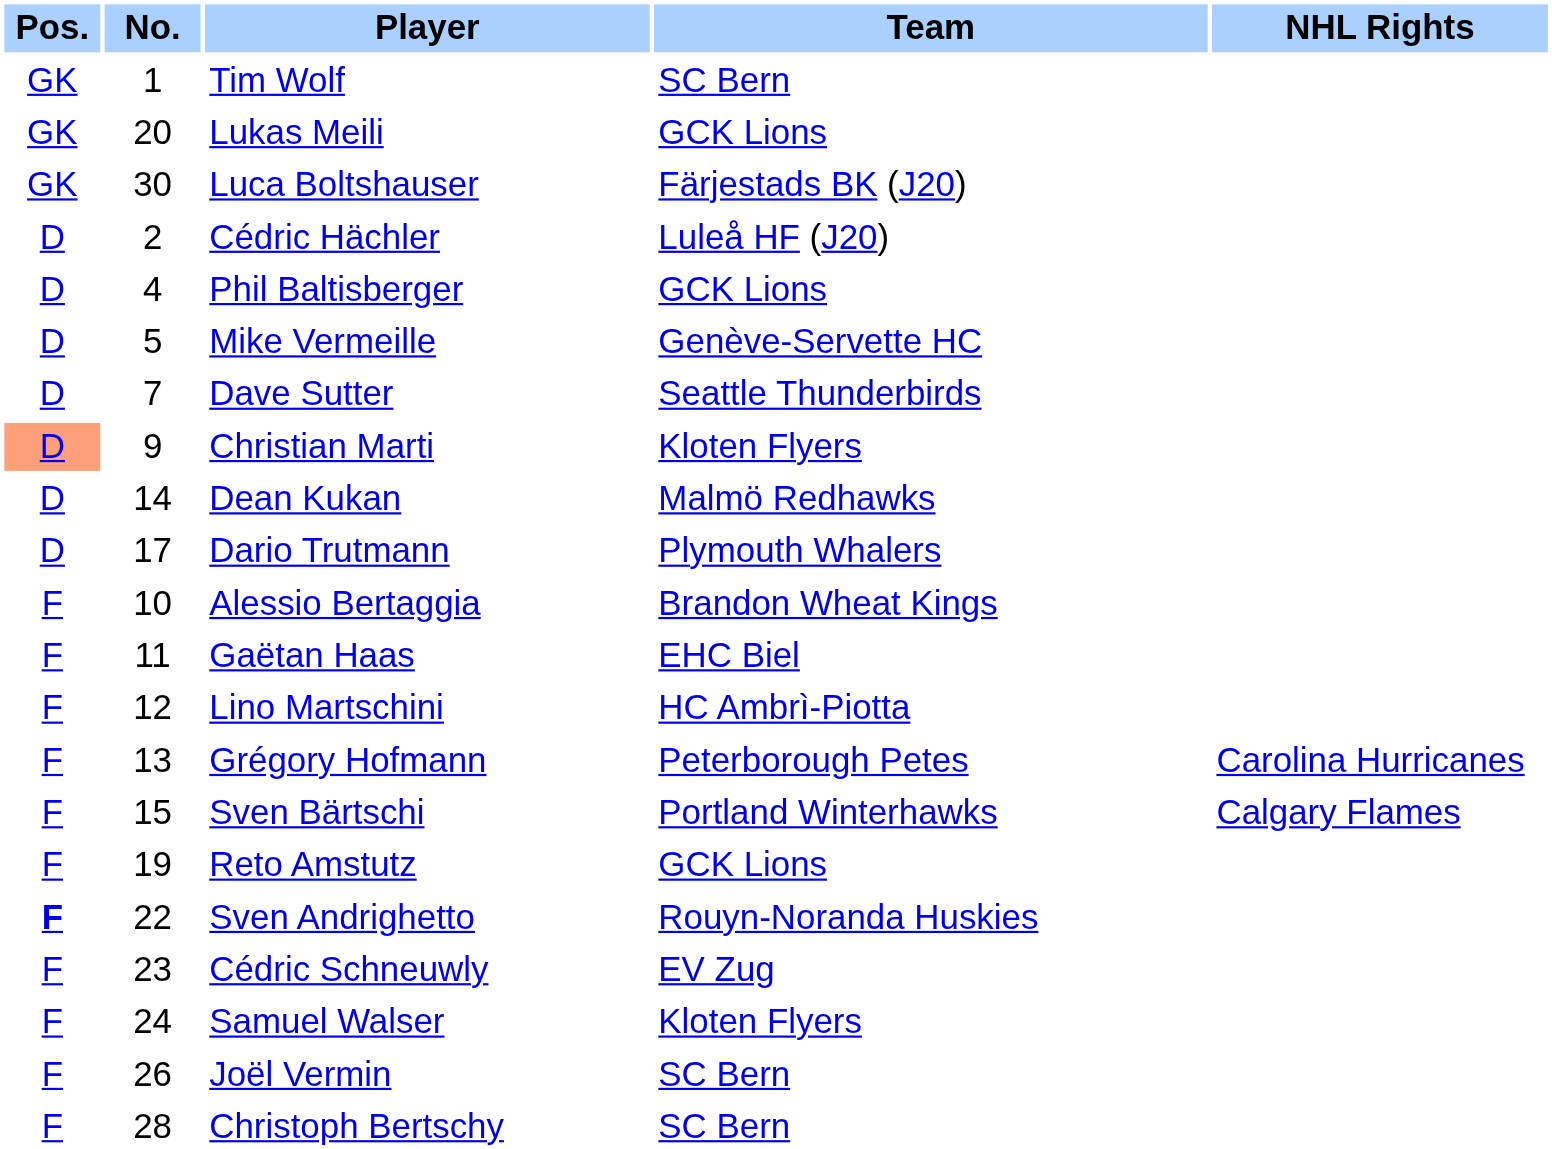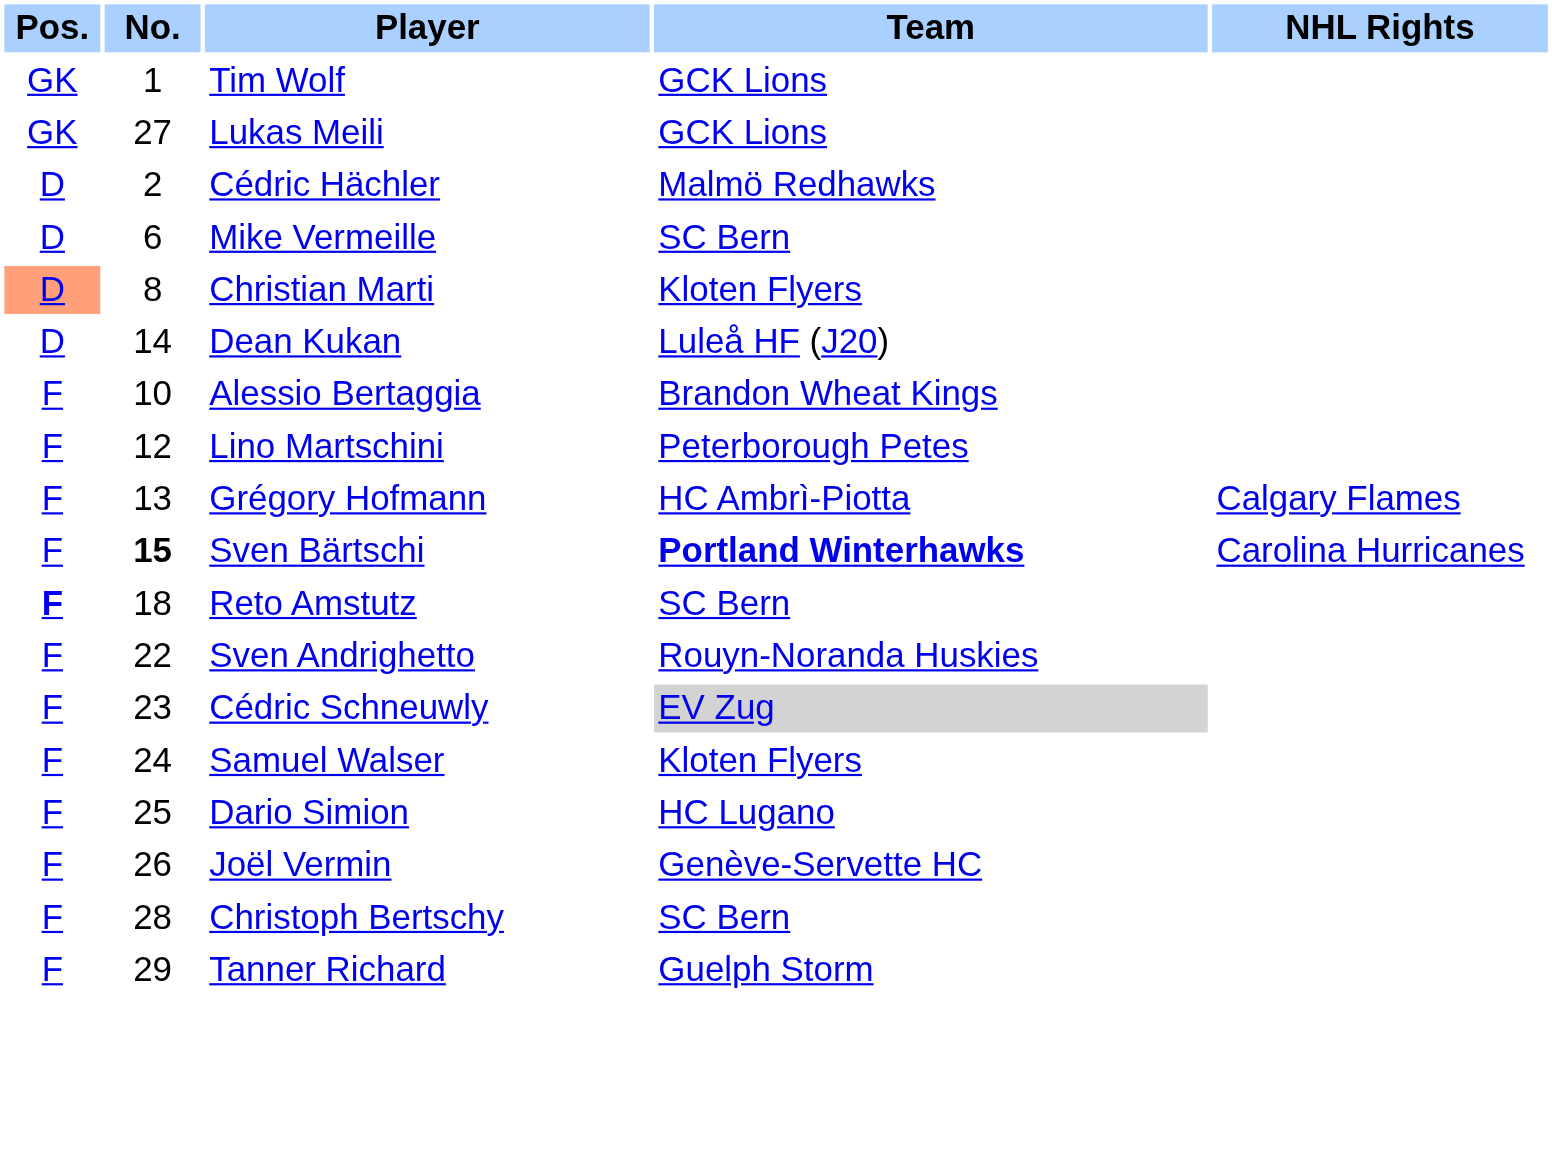(724, 80) SC Bern -> (743, 80) GCK Lions
(153, 132) 20 -> (153, 132) 27
- row: (344, 184)
(774, 237) Luleå HF (J20) -> (797, 184) Malmö Redhawks
- row: (336, 289)
(153, 341) 5 -> (153, 237) 6
(820, 341) Genève-Servette HC -> (724, 237) SC Bern
- row: (301, 393)
(153, 446) 9 -> (153, 289) 8
(797, 498) Malmö Redhawks -> (774, 341) Luleå HF (J20)
- row: (329, 550)
- row: (312, 655)
(784, 707) HC Ambrì-Piotta -> (813, 446) Peterborough Petes
(813, 760) Peterborough Petes -> (784, 498) HC Ambrì-Piotta
(1371, 760) Carolina Hurricanes -> (1339, 498) Calgary Flames
(153, 812) normal -> (153, 550) bold
(828, 812) normal -> (841, 550) bold
(1339, 812) Calgary Flames -> (1371, 550) Carolina Hurricanes
(52, 864) normal -> (52, 603) bold
(153, 864) 19 -> (153, 603) 18
(743, 864) GCK Lions -> (724, 603) SC Bern
(52, 917) bold -> (52, 655) normal
(717, 969) no background -> (717, 707) lightgrey background
+ row: (309, 812)
(724, 1074) SC Bern -> (820, 864) Genève-Servette HC
+ row: (328, 969)
